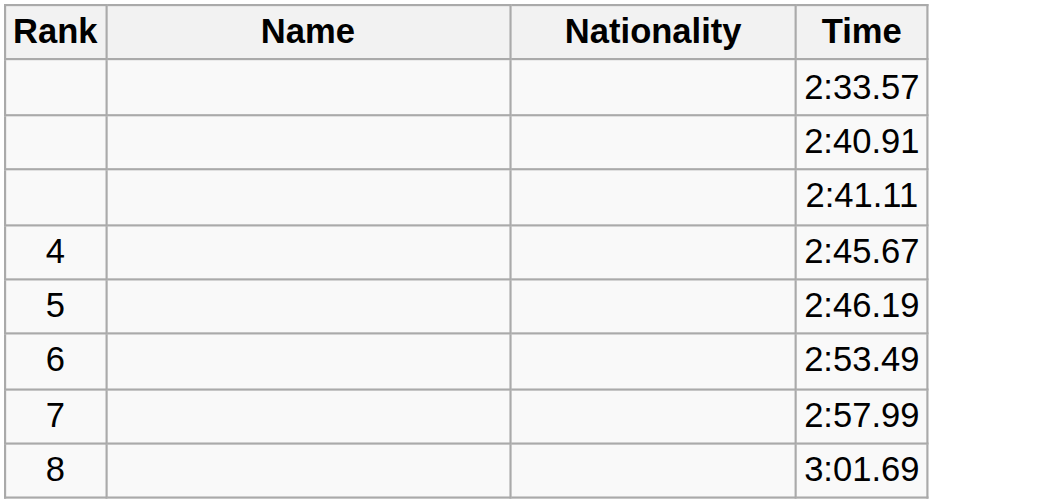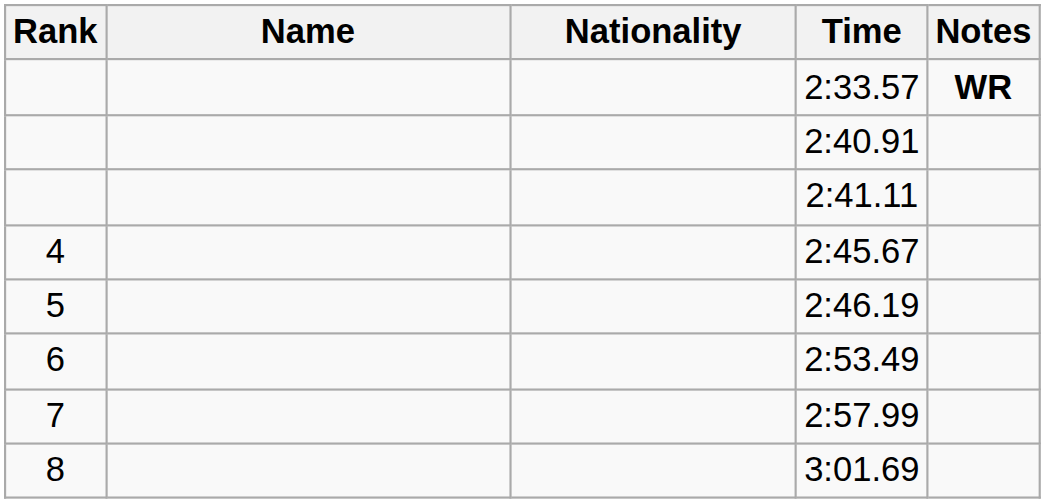+ column: (983, 31)
